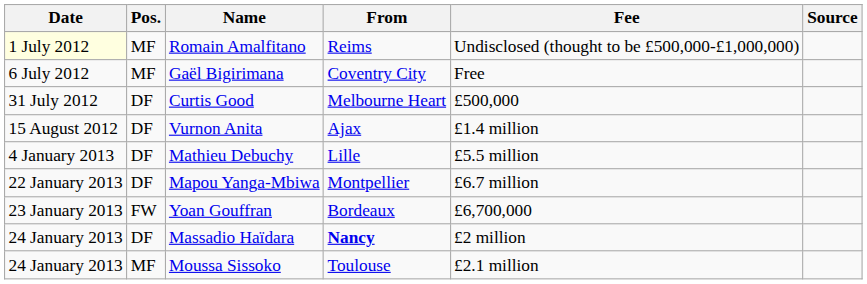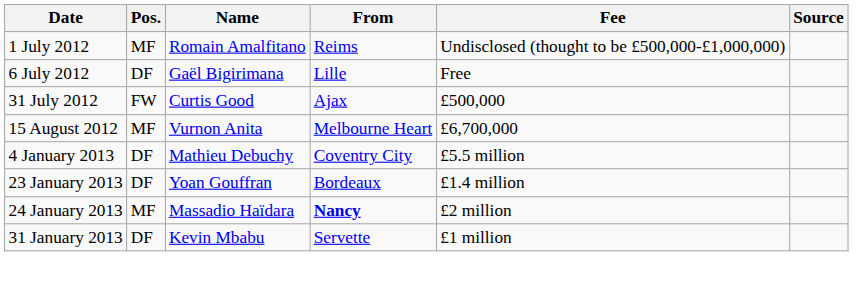(49, 45) lightyellow background -> (49, 45) no background
(143, 73) MF -> (142, 73) DF
(377, 73) Coventry City -> (330, 73) Lille
(142, 100) DF -> (144, 100) FW
(387, 100) Melbourne Heart -> (330, 100) Ajax
(142, 127) DF -> (143, 127) MF
(344, 127) Ajax -> (373, 127) Melbourne Heart
(496, 127) £1.4 million -> (479, 127) £6,700,000
(344, 155) Lille -> (363, 155) Coventry City
- row: (244, 182)
(144, 210) FW -> (142, 182) DF
(493, 210) £6,700,000 -> (482, 182) £1.4 million
(142, 237) DF -> (143, 210) MF
- row: (225, 264)
+ row: (217, 237)
